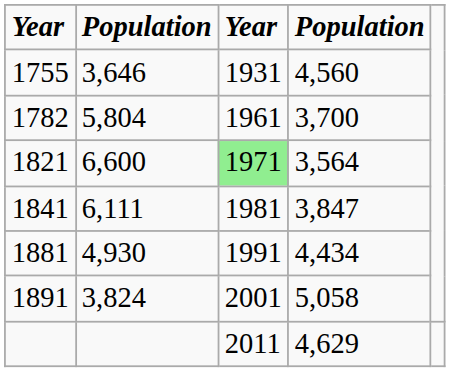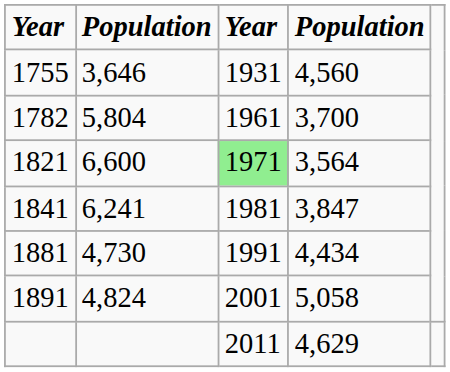(113, 207) 6,111 -> (114, 207) 6,241
(114, 252) 4,930 -> (114, 252) 4,730
(114, 298) 3,824 -> (114, 298) 4,824
